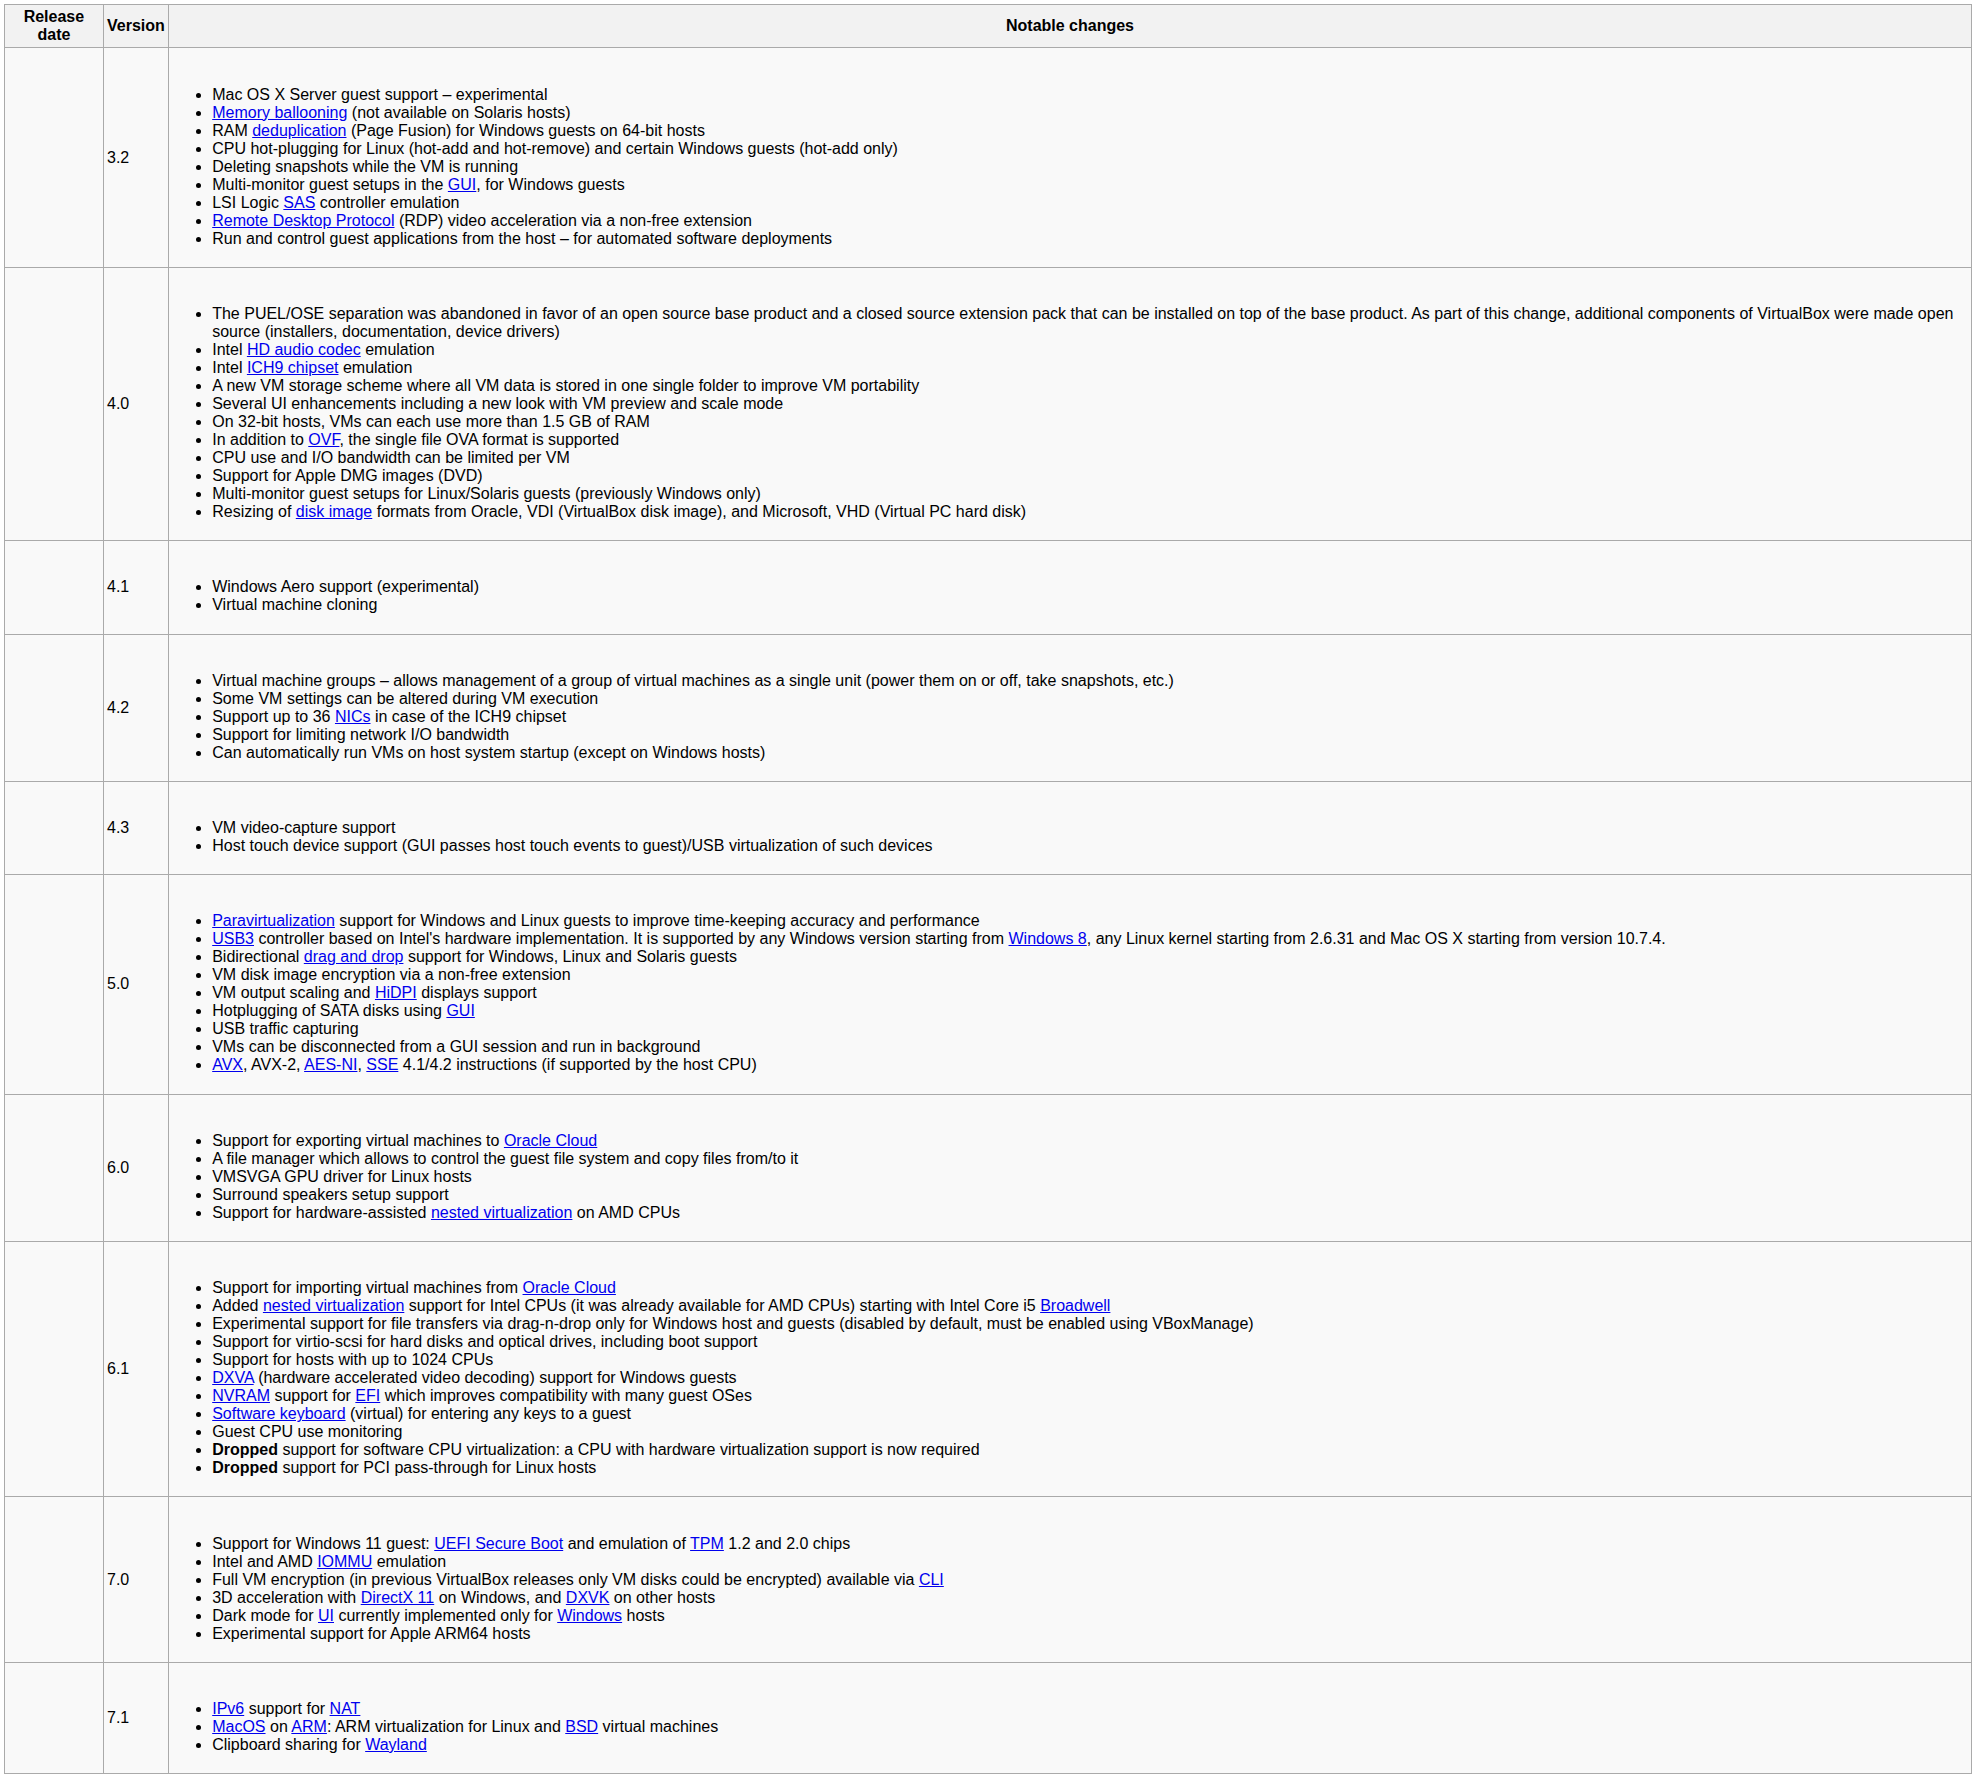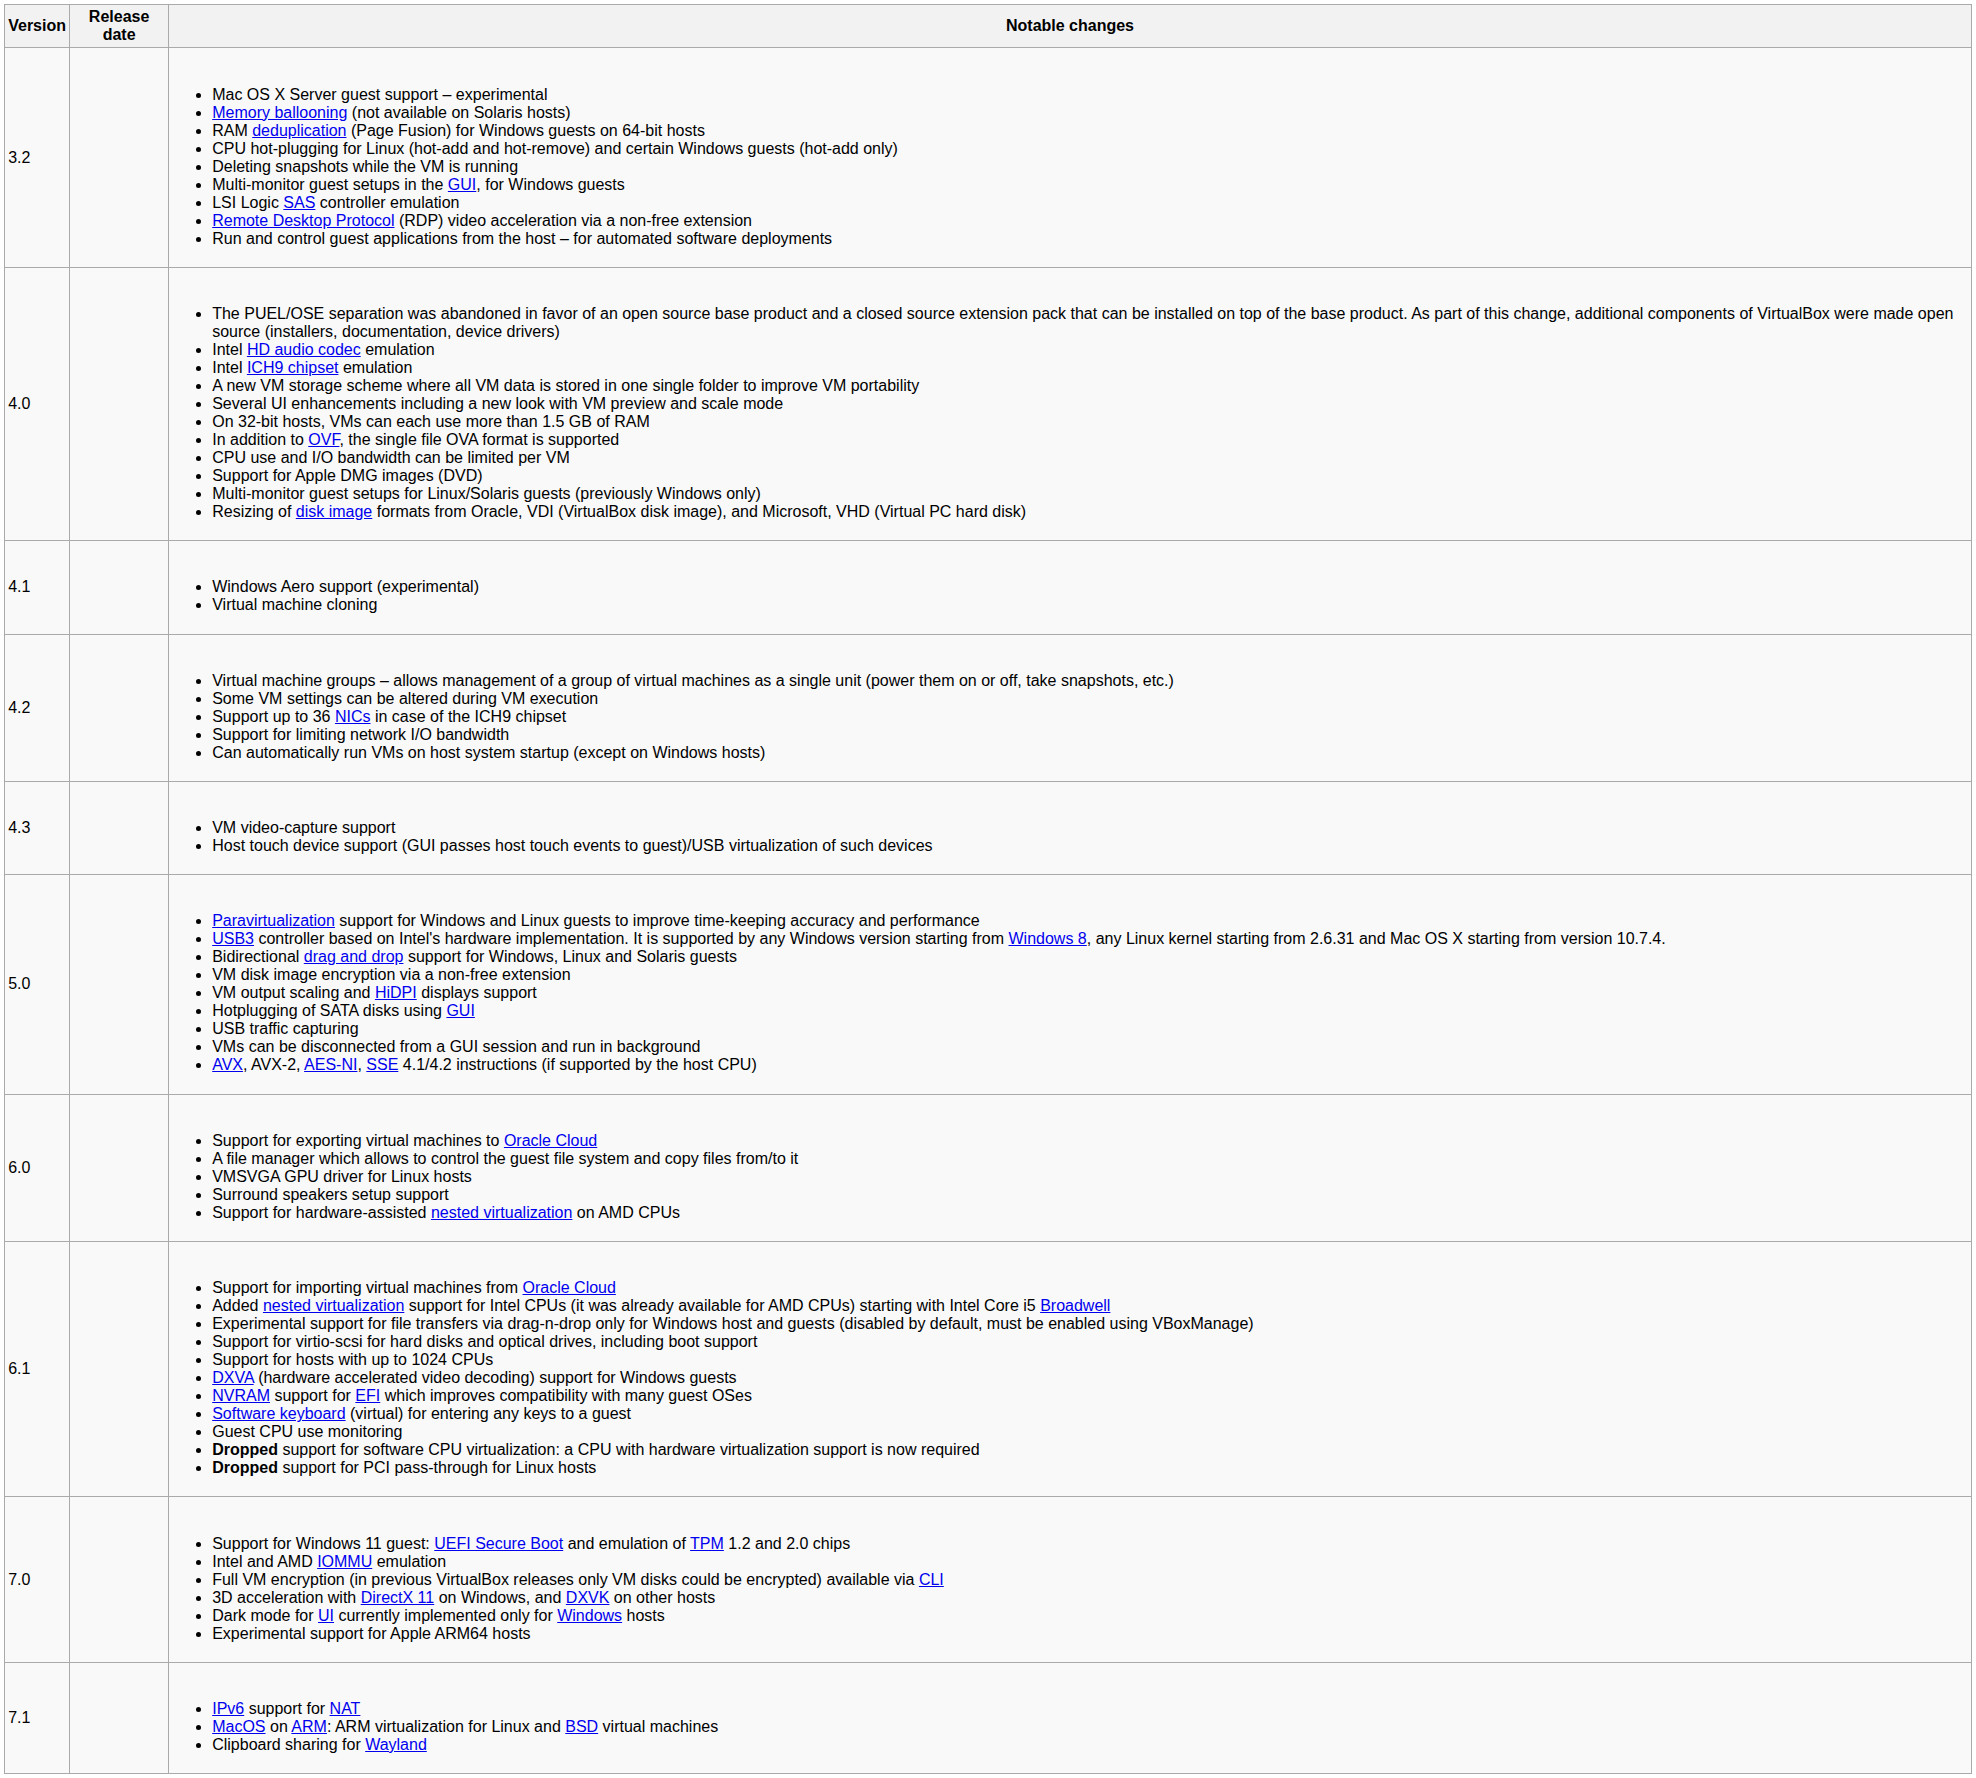columns swapped: (136, 26) <-> (54, 26)
